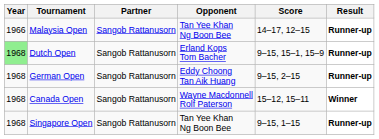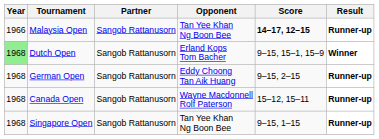(283, 30) normal -> (283, 30) bold
(350, 53) Runner-up -> (343, 53) Winner
(343, 100) Winner -> (350, 100) Runner-up
